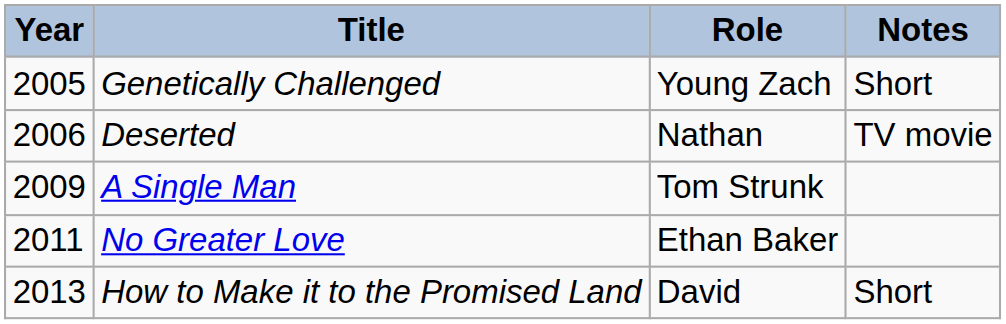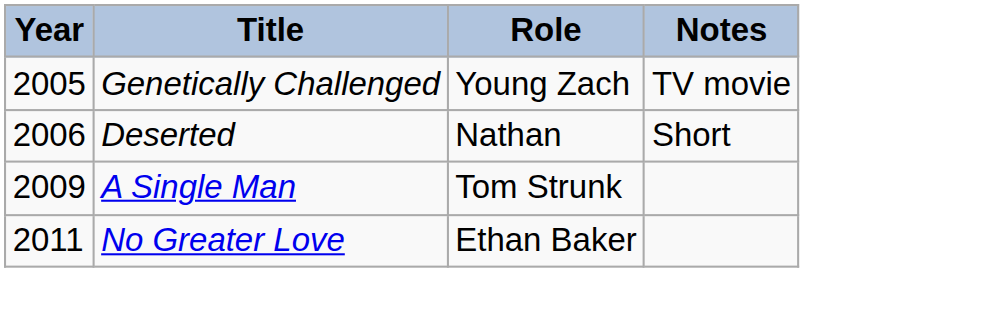(893, 82) Short -> (722, 82) TV movie
(923, 135) TV movie -> (691, 135) Short
- row: (371, 291)
